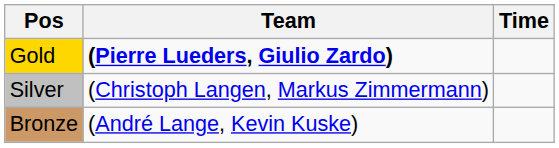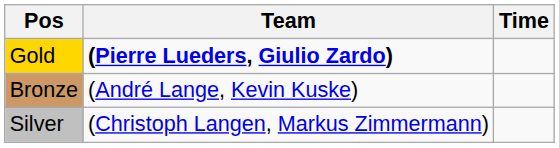rows swapped: (37, 90) <-> (44, 124)
